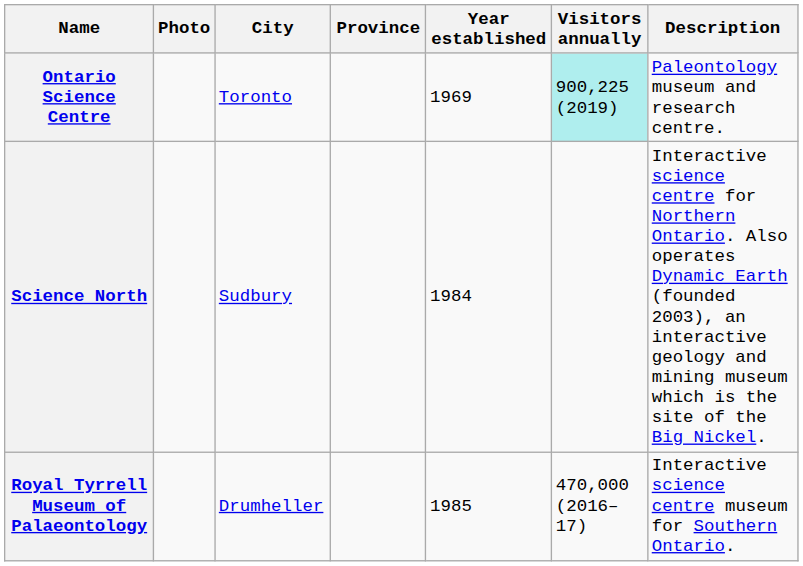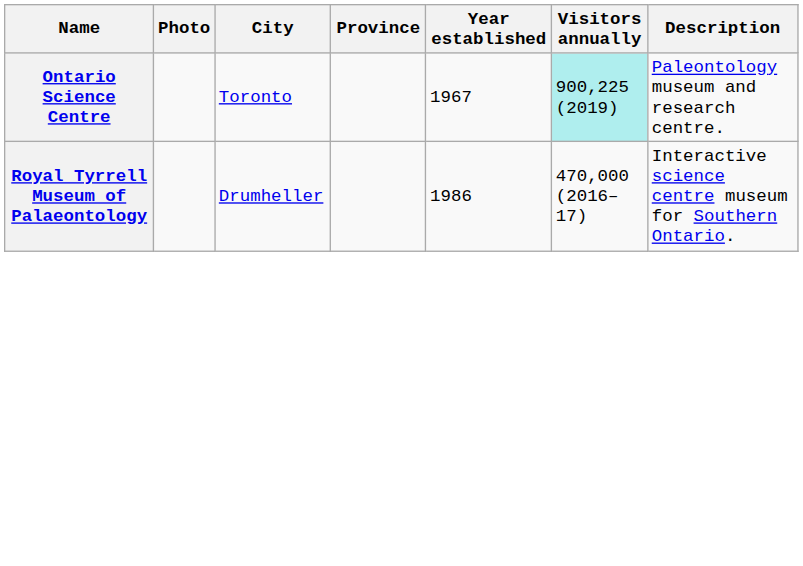(451, 98) 1969 -> (451, 98) 1967
- row: (79, 297)
(451, 506) 1985 -> (451, 196) 1986
